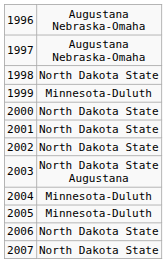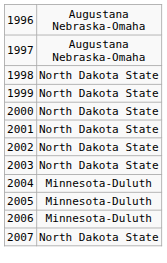(99, 93) Minnesota-Duluth -> (99, 93) North Dakota State
(99, 171) North Dakota State Augustana -> (99, 165) North Dakota State
(99, 232) North Dakota State -> (99, 219) Minnesota-Duluth
